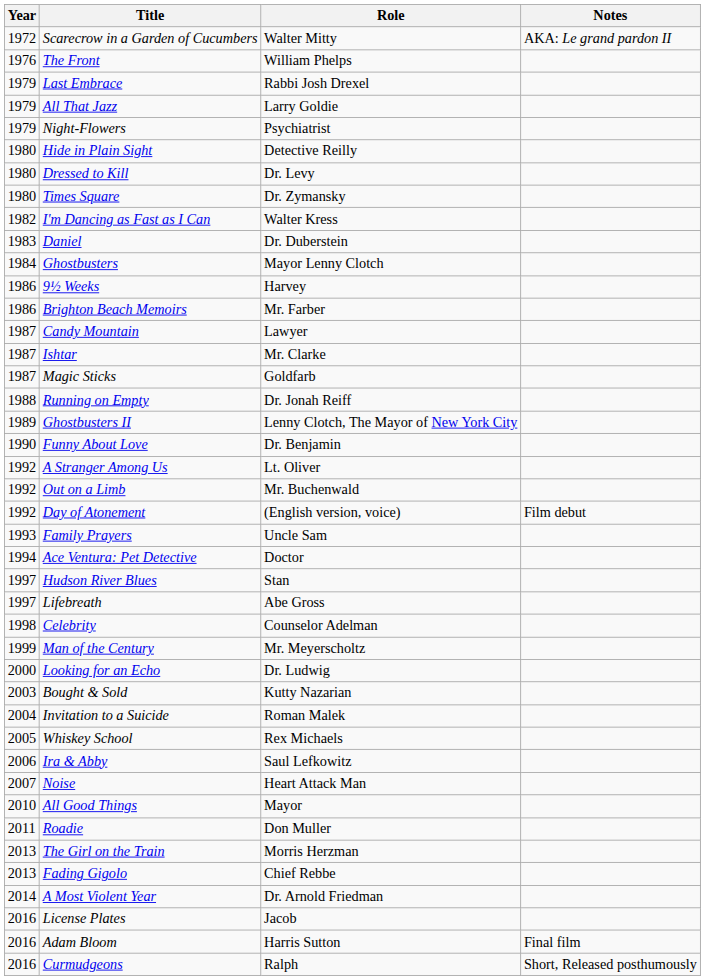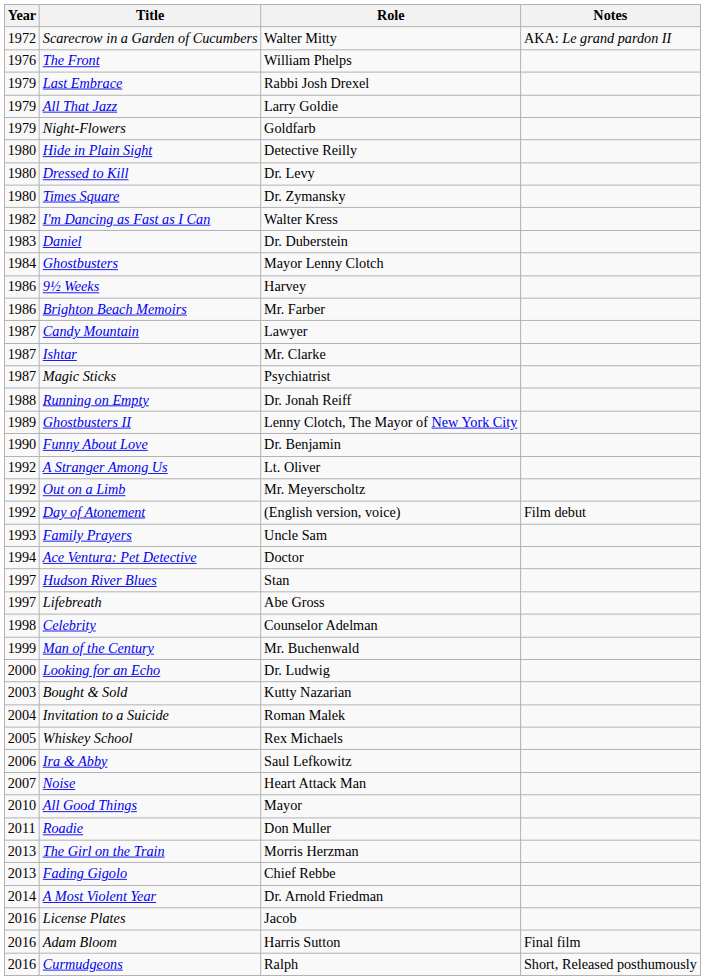(297, 128) Psychiatrist -> (290, 128) Goldfarb
(290, 377) Goldfarb -> (297, 377) Psychiatrist
(312, 490) Mr. Buchenwald -> (315, 490) Mr. Meyerscholtz
(315, 648) Mr. Meyerscholtz -> (312, 648) Mr. Buchenwald
